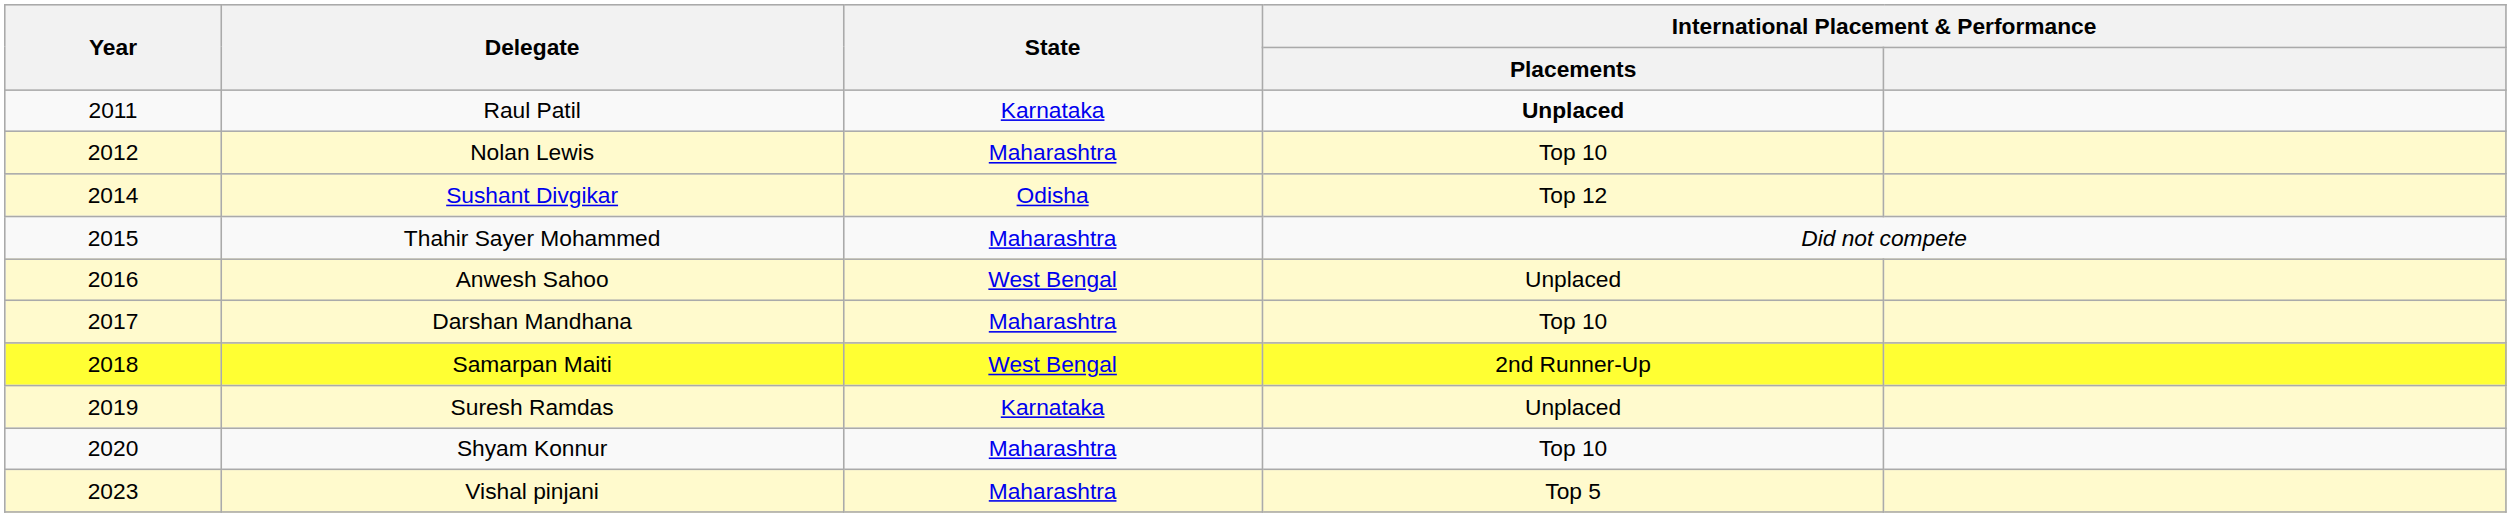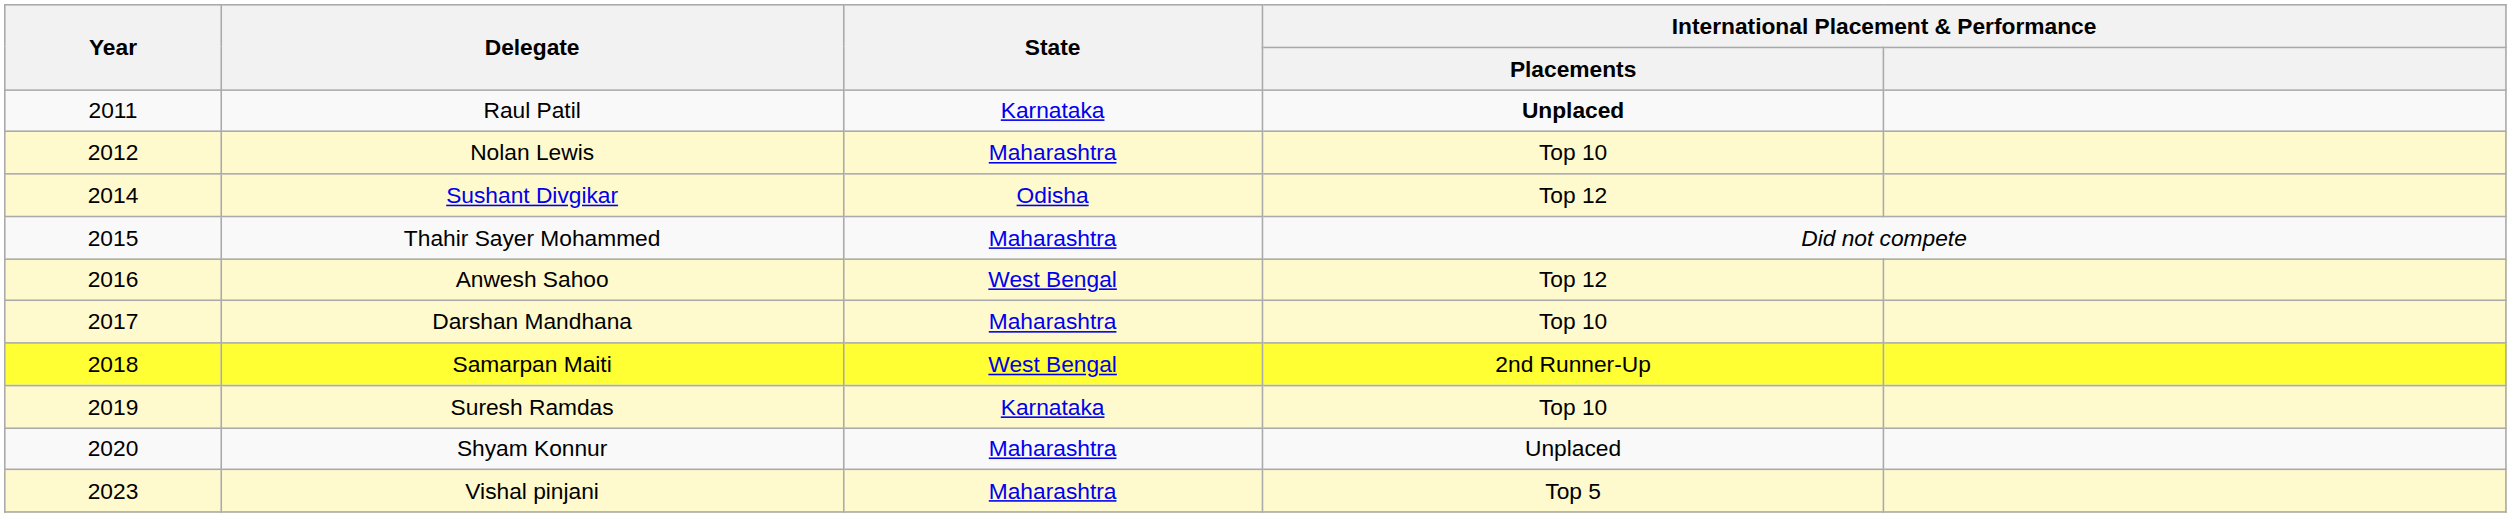(1573, 280) Unplaced -> (1573, 280) Top 12
(1573, 407) Unplaced -> (1573, 407) Top 10
(1573, 449) Top 10 -> (1573, 449) Unplaced
